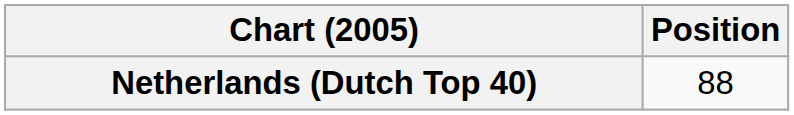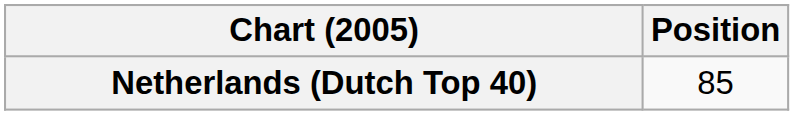(716, 82) 88 -> (716, 82) 85
